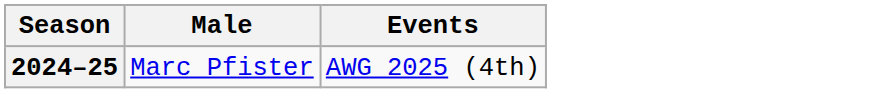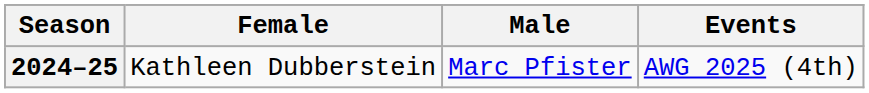+ column: (283, 26)
